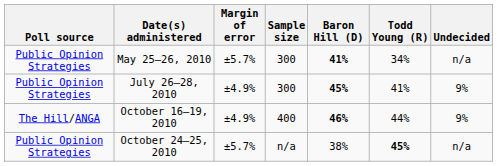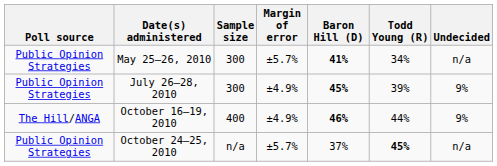columns swapped: (286, 31) <-> (240, 25)
(400, 89) 41% -> (400, 89) 39%
(339, 147) 38% -> (339, 147) 37%
